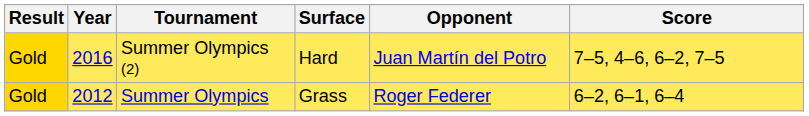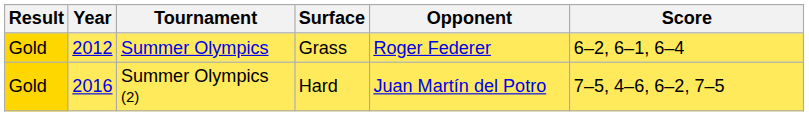rows swapped: (195, 96) <-> (195, 57)
